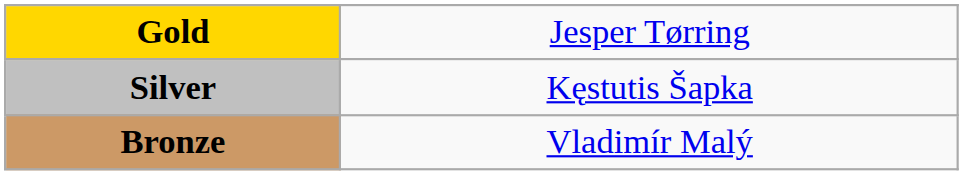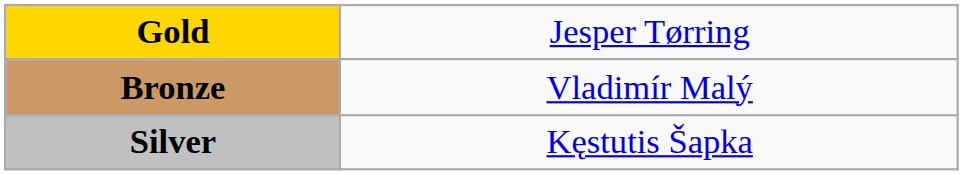rows swapped: (173, 86) <-> (173, 141)
